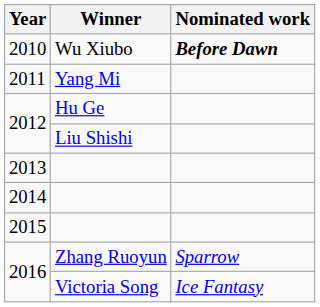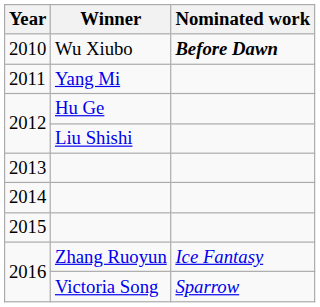(207, 256) Sparrow -> (219, 256) Ice Fantasy
(219, 286) Ice Fantasy -> (207, 286) Sparrow
